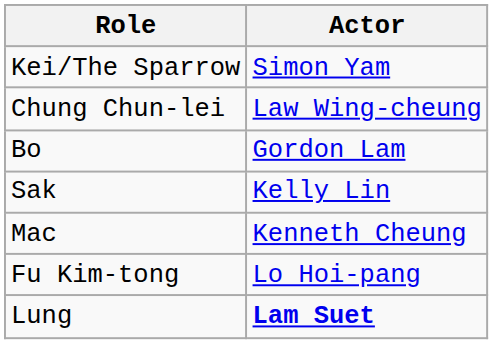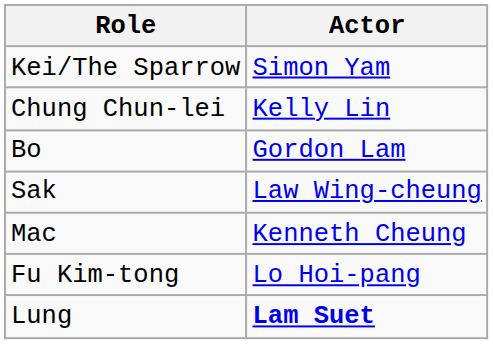(367, 109) Law Wing-cheung -> (321, 109) Kelly Lin
(321, 192) Kelly Lin -> (367, 192) Law Wing-cheung
